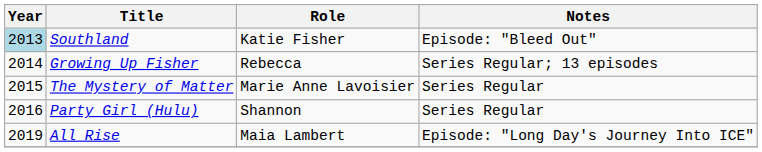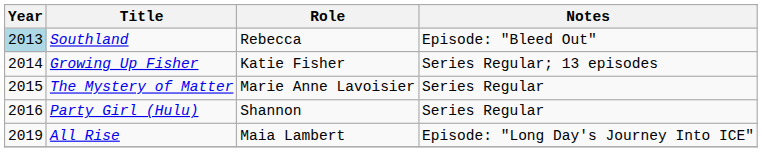(293, 40) Katie Fisher -> (271, 40) Rebecca
(271, 64) Rebecca -> (293, 64) Katie Fisher
